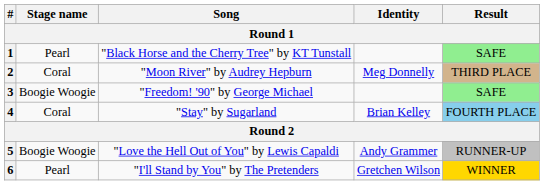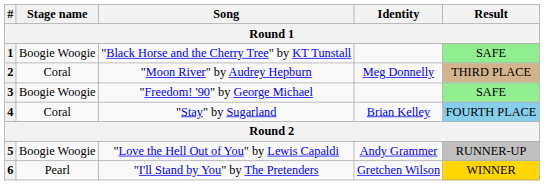(57, 53) Pearl -> (57, 53) Boogie Woogie
